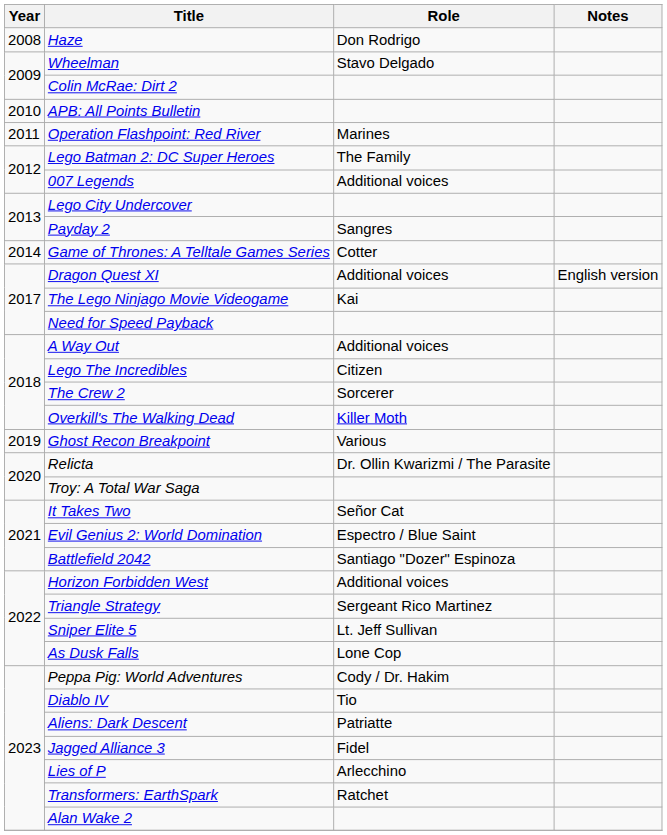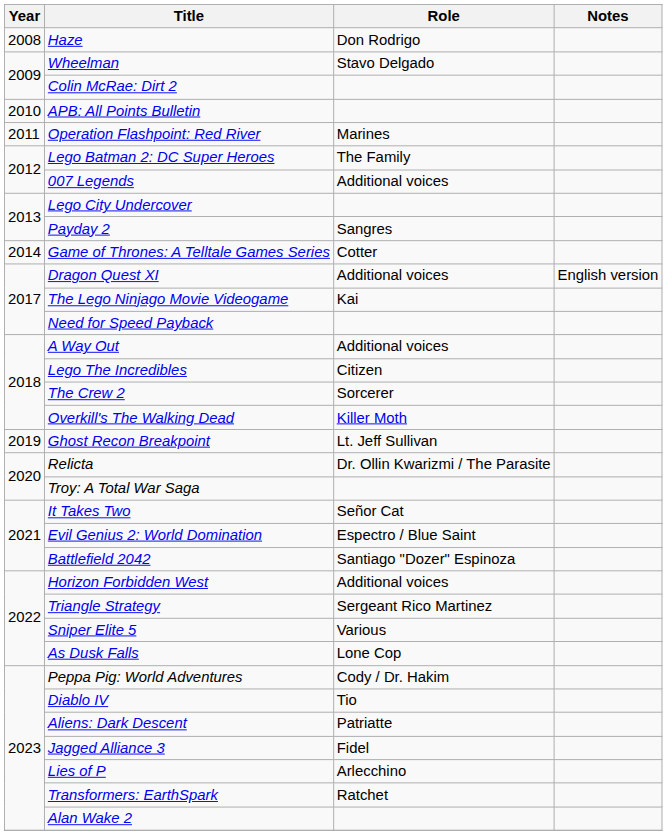(361, 441) Various -> (387, 441) Lt. Jeff Sullivan
(387, 629) Lt. Jeff Sullivan -> (361, 629) Various
